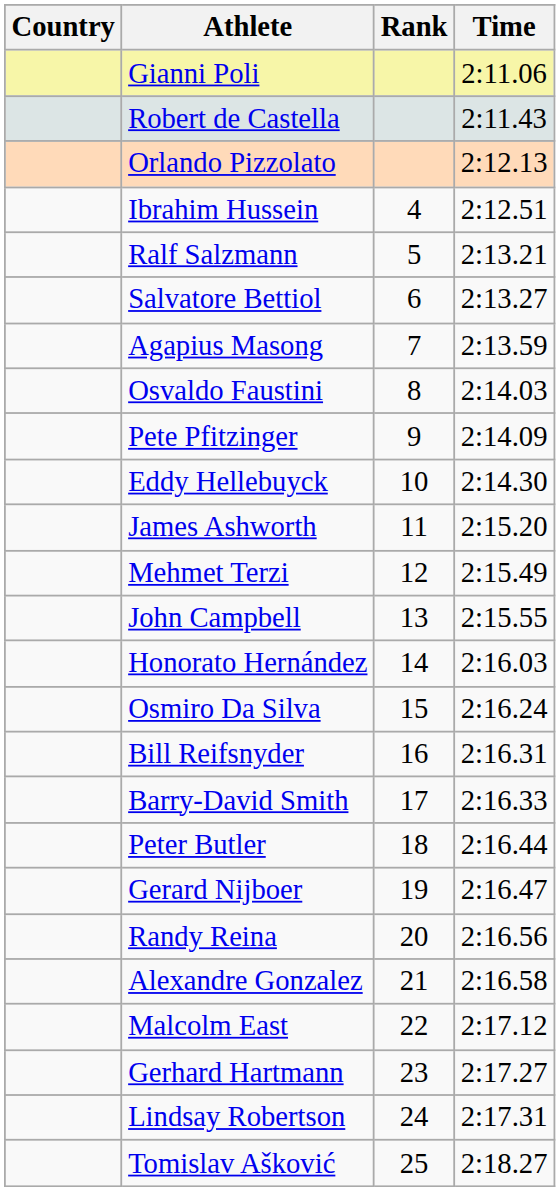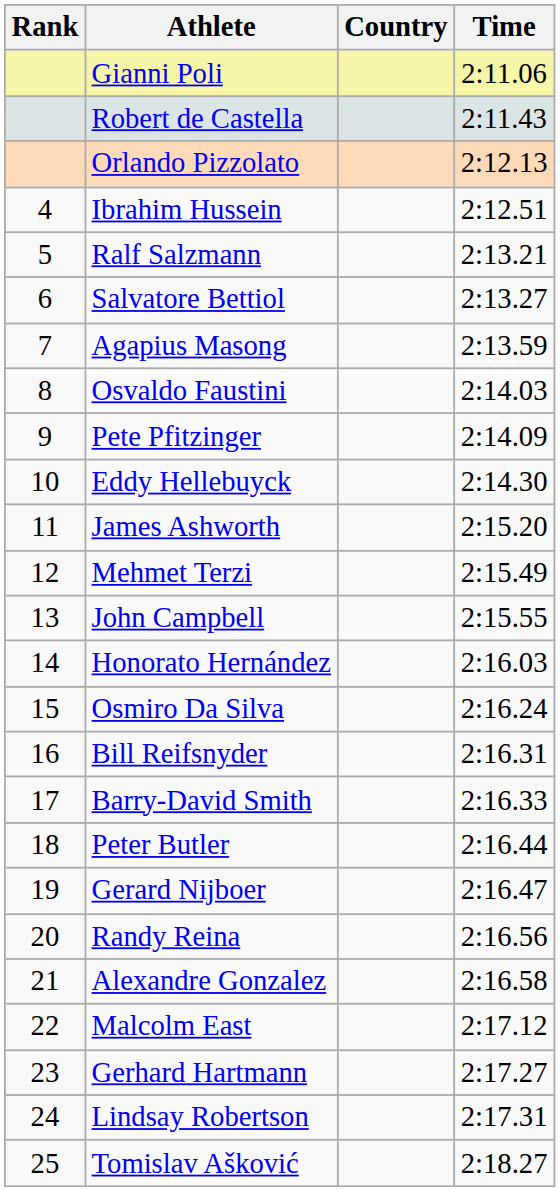columns swapped: (414, 27) <-> (63, 27)
